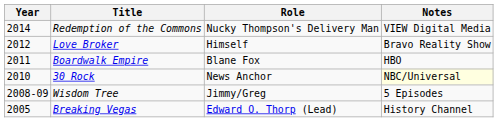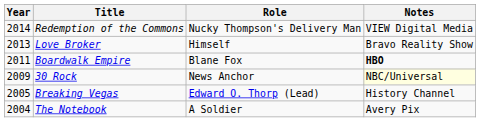(19, 45) 2012 -> (19, 45) 2013
(393, 61) normal -> (375, 61) bold
(19, 77) 2010 -> (19, 77) 2009
- row: (86, 93)
+ row: (71, 109)
